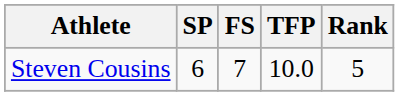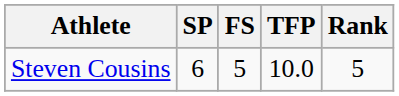(240, 68) 7 -> (240, 68) 5
